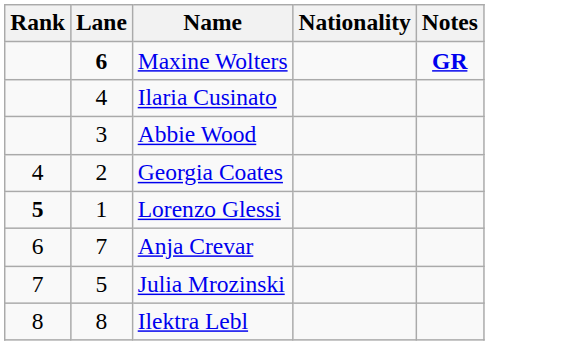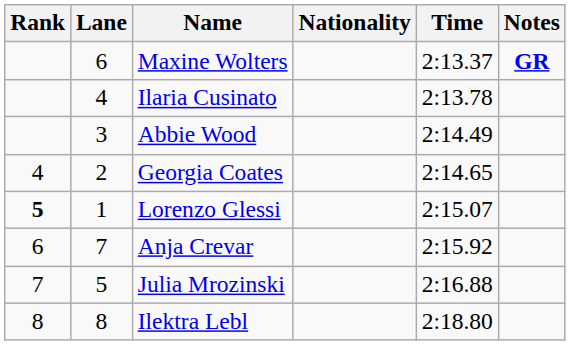+ column: (457, 23)
(101, 60) bold -> (101, 60) normal
